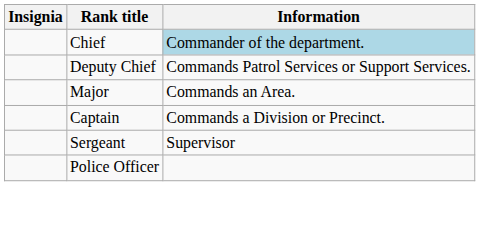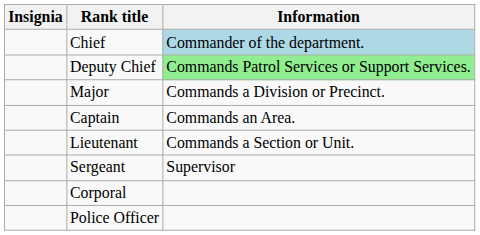(319, 67) no background -> (319, 67) lightgreen background
(231, 92) Commands an Area. -> (276, 92) Commands a Division or Precinct.
(276, 117) Commands a Division or Precinct. -> (231, 117) Commands an Area.
+ row: (104, 142)
+ row: (98, 192)
